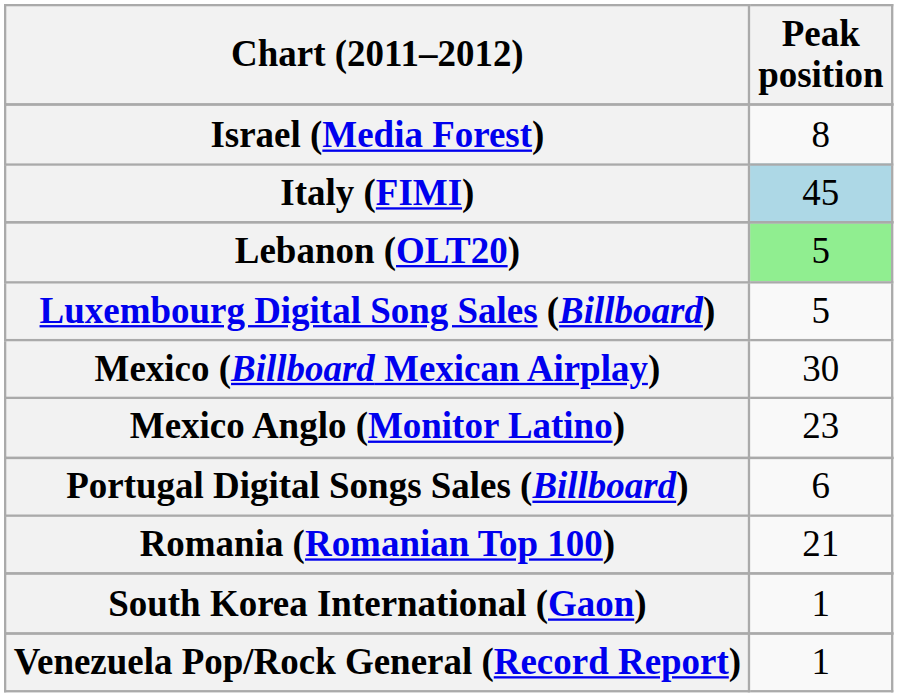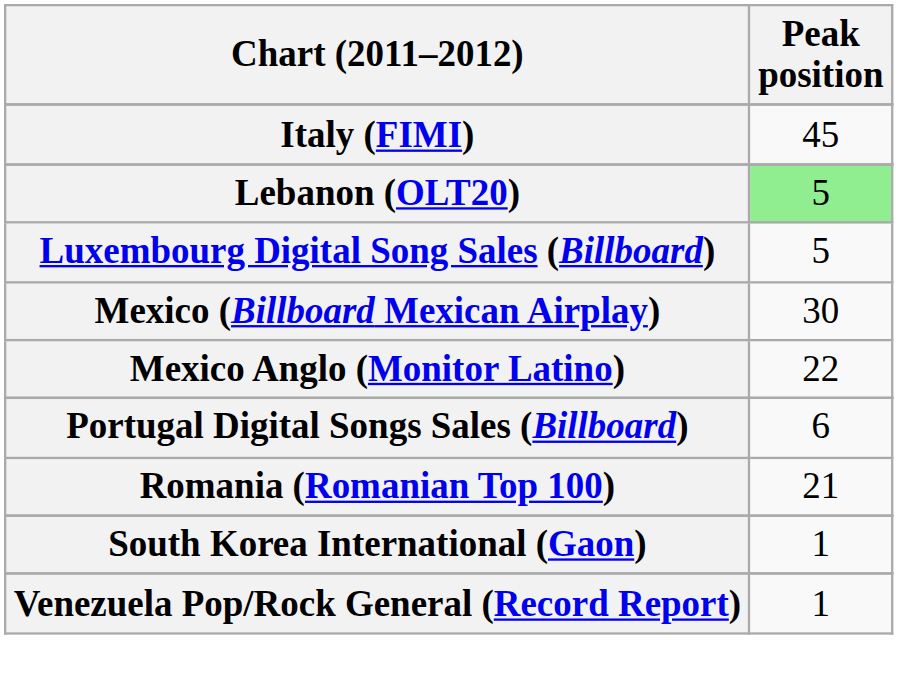- row: (377, 134)
(821, 192) lightblue background -> (821, 134) no background
(821, 427) 23 -> (821, 368) 22
